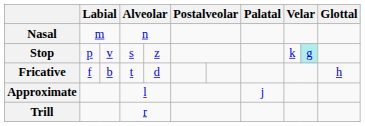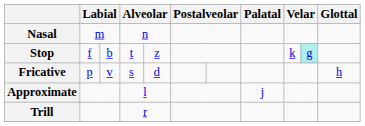(90, 53) p -> (90, 53) f
(110, 53) v -> (110, 53) b
(132, 53) s -> (132, 53) t
(90, 72) f -> (90, 72) p
(110, 72) b -> (110, 72) v
(132, 72) t -> (132, 72) s
